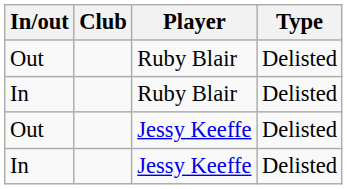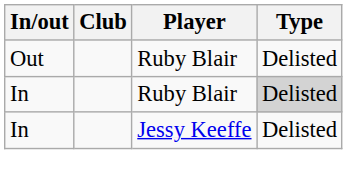(300, 93) no background -> (300, 93) lightgrey background
- row: (27, 129)
